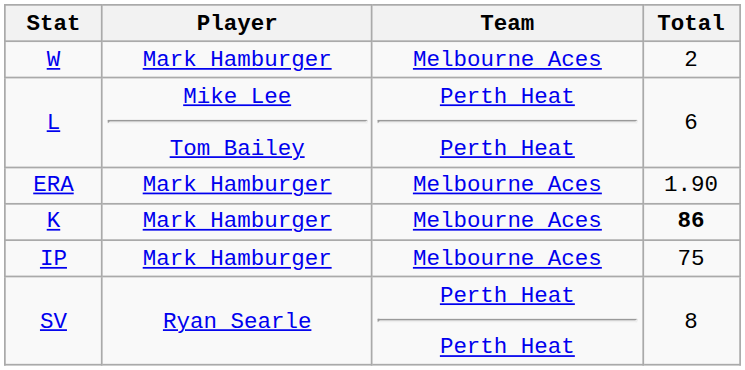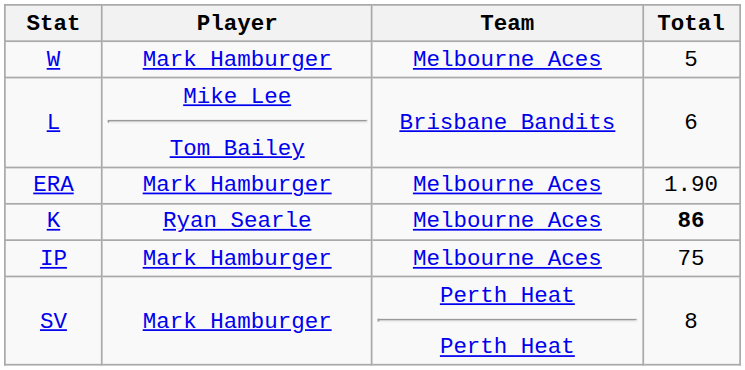(691, 60) 2 -> (691, 60) 5
(507, 122) Perth Heat Perth Heat -> (507, 122) Brisbane Bandits
(237, 222) Mark Hamburger -> (237, 222) Ryan Searle
(237, 321) Ryan Searle -> (237, 321) Mark Hamburger
